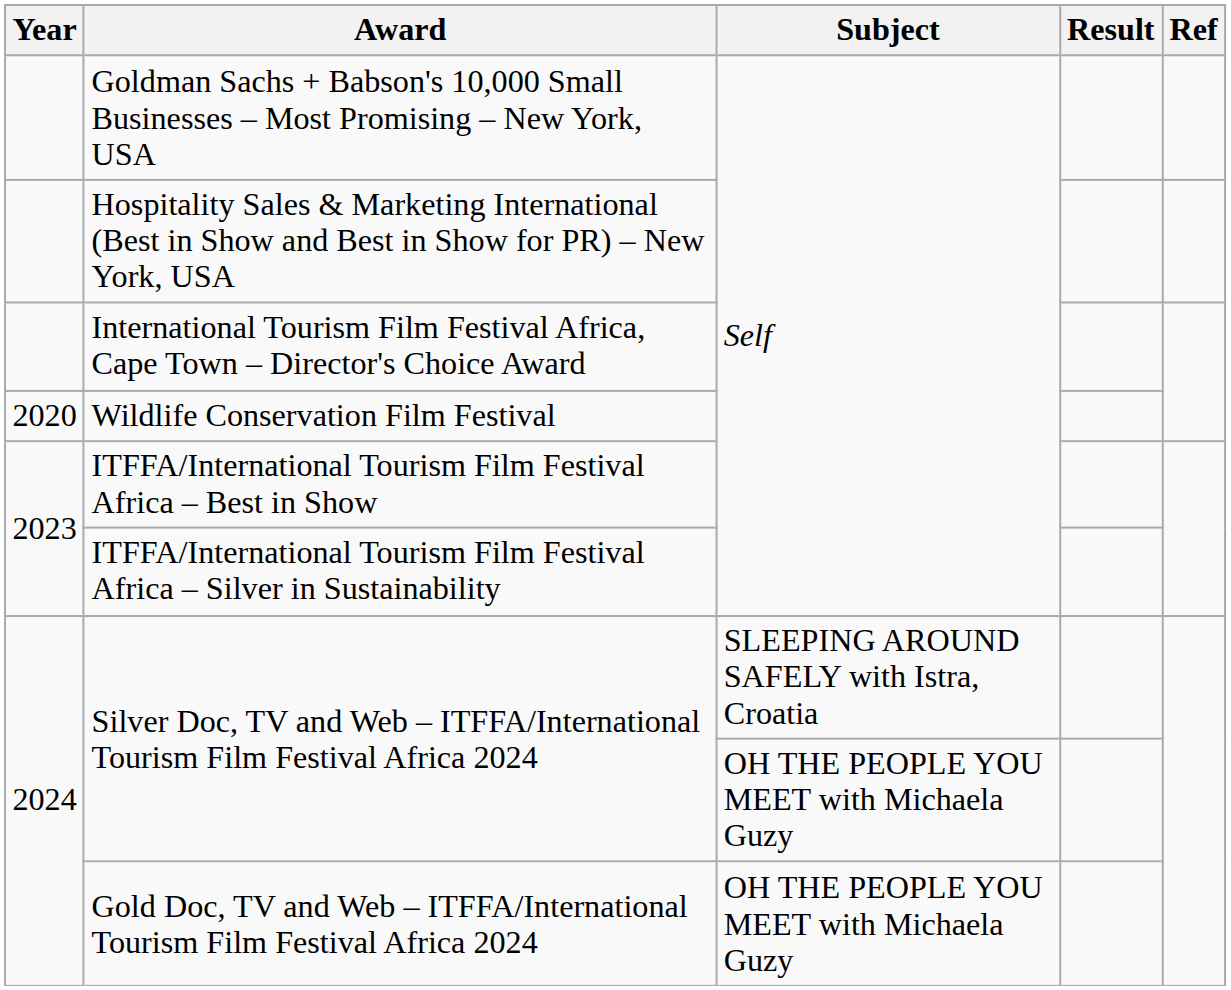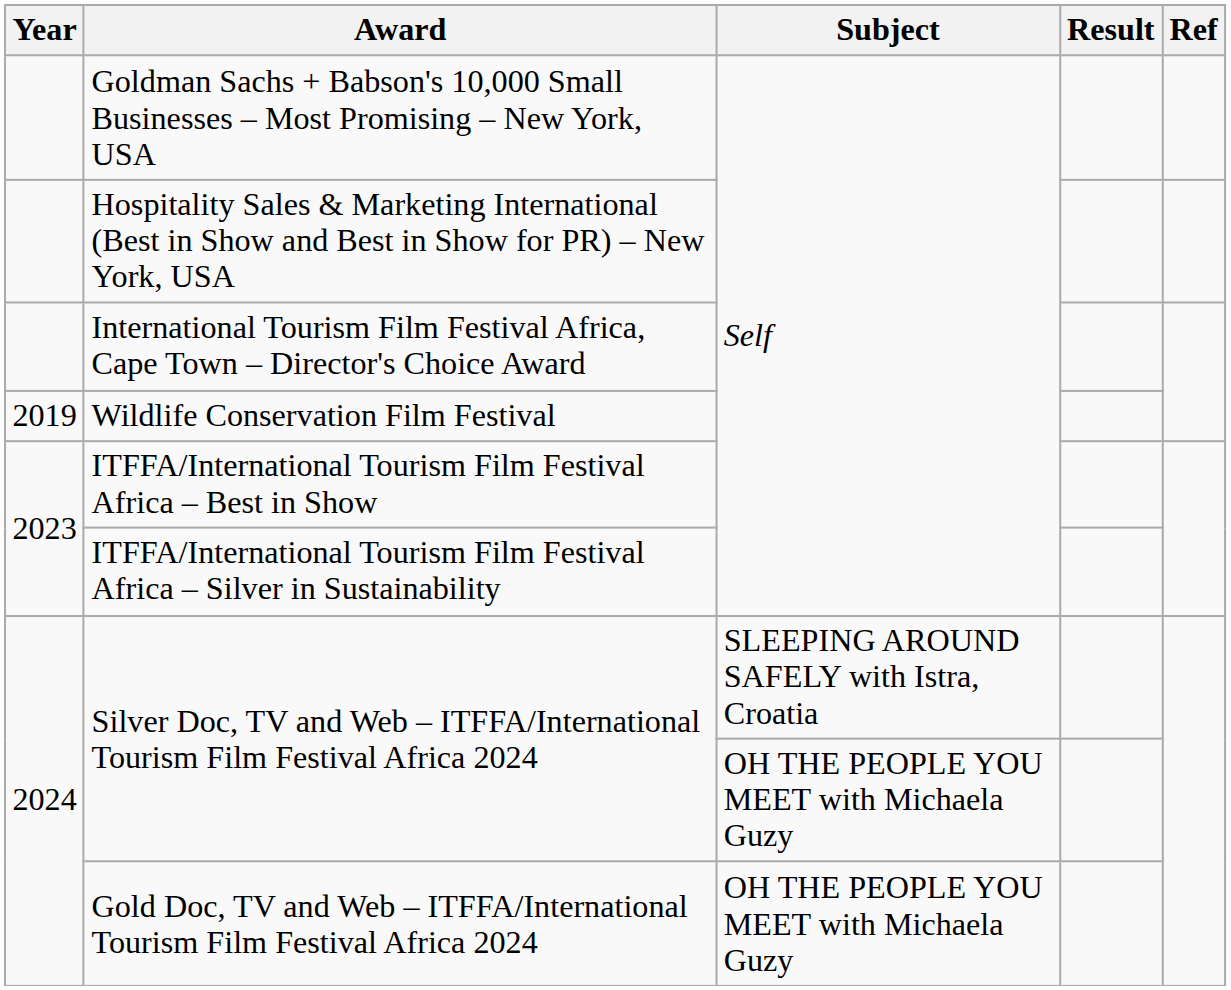(45, 414) 2020 -> (45, 414) 2019
